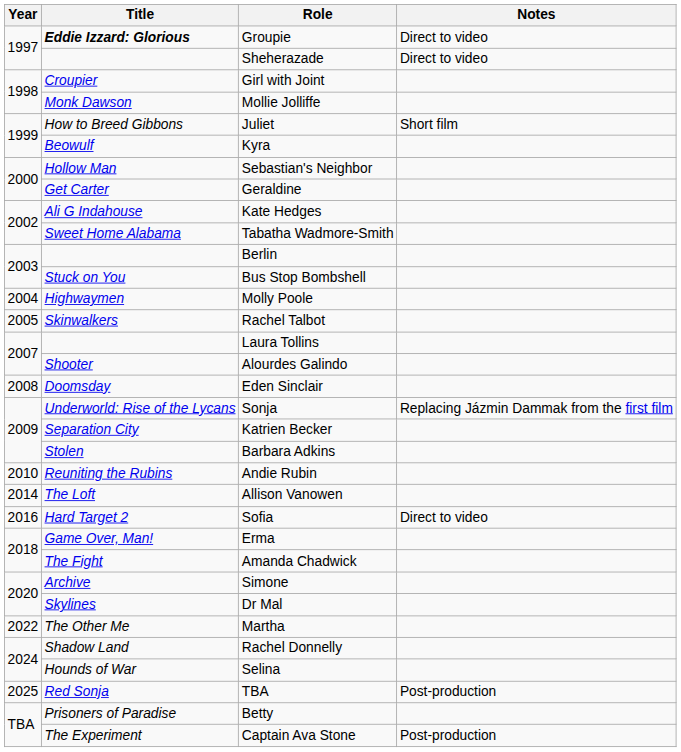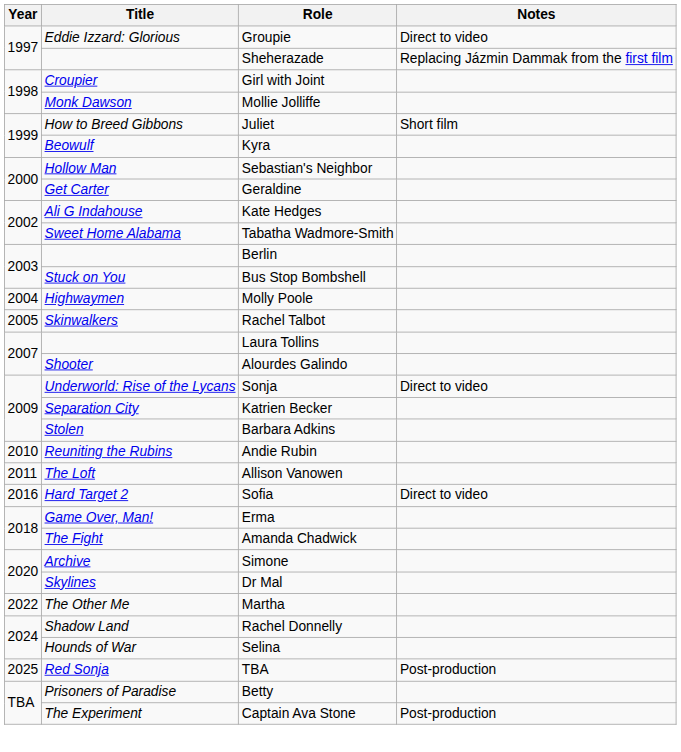(117, 37) bold -> (112, 37) normal
(444, 59) Direct to video -> (536, 59) Replacing Jázmin Dammak from the first film
- row: (282, 386)
(536, 408) Replacing Jázmin Dammak from the first film -> (444, 386) Direct to video
(23, 495) 2014 -> (22, 473) 2011
